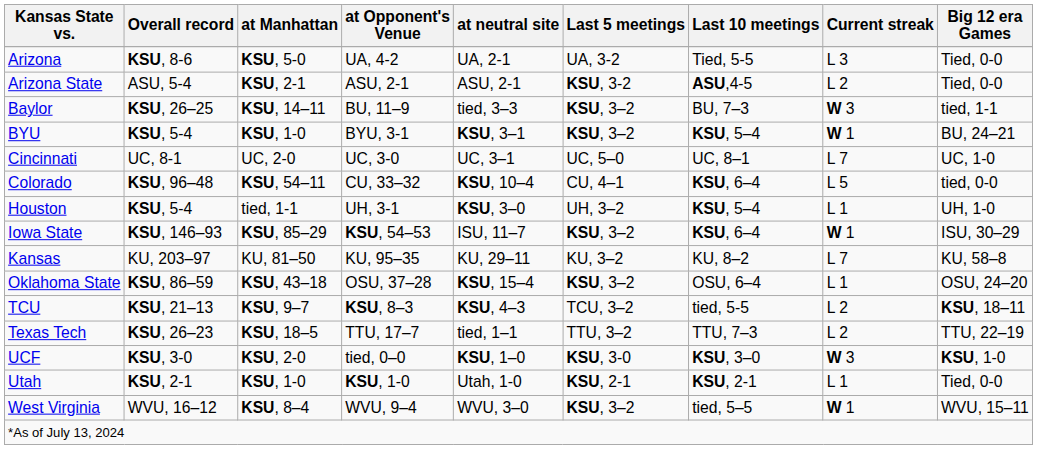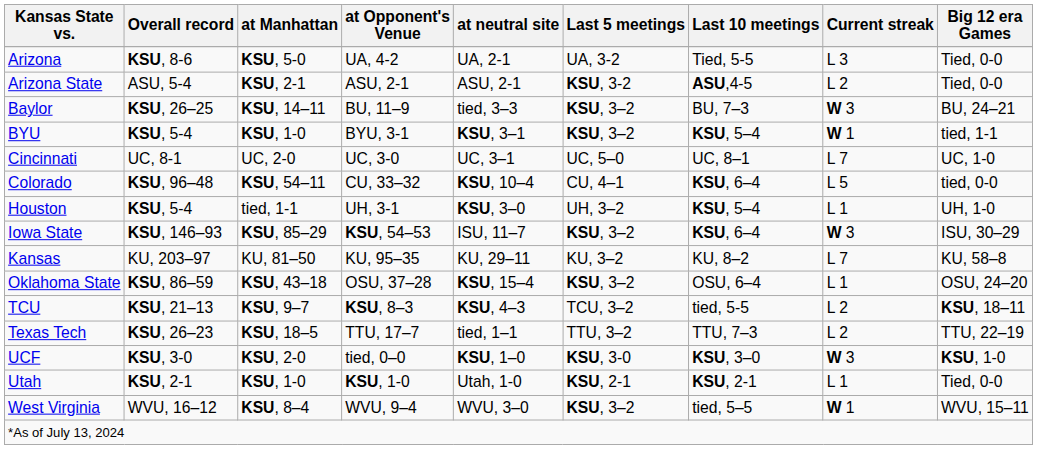(969, 109) tied, 1-1 -> (978, 109) BU, 24–21
(978, 134) BU, 24–21 -> (969, 134) tied, 1-1
(841, 233) W 1 -> (841, 233) W 3
